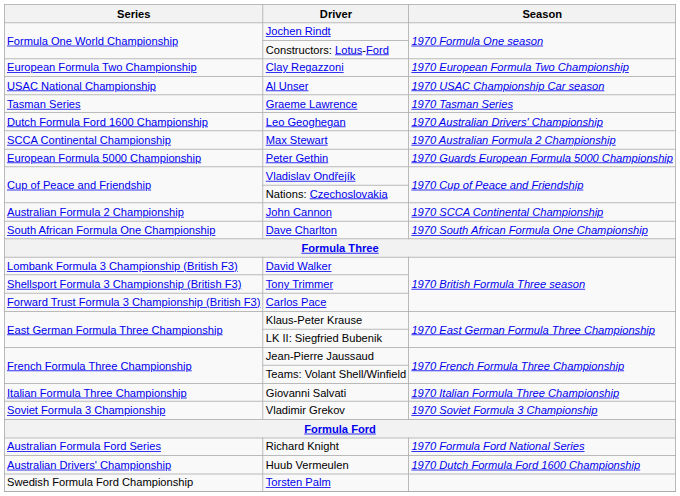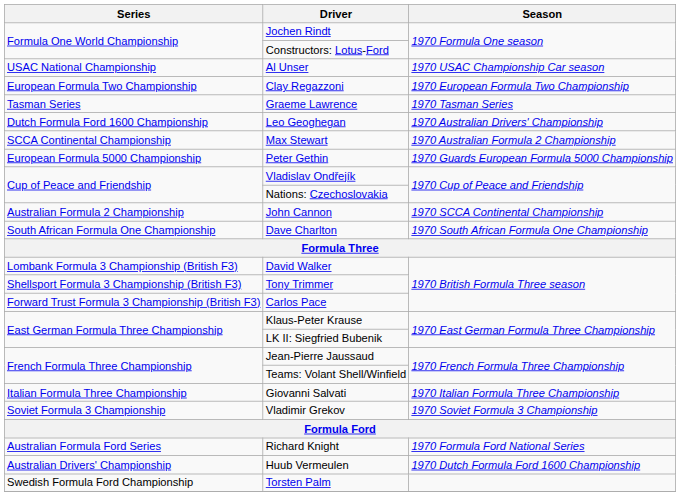rows swapped: (305, 67) <-> (287, 86)
